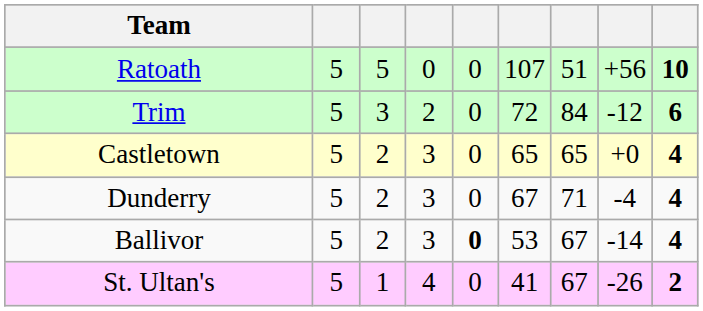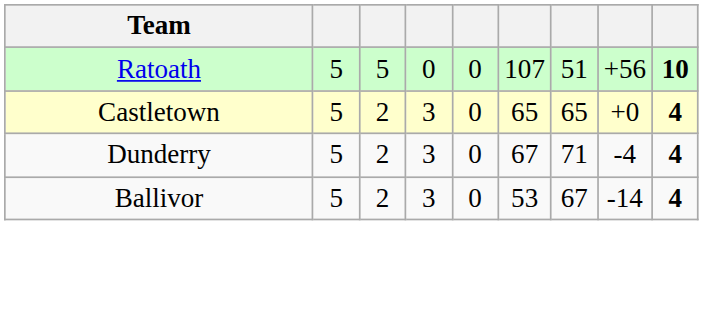- row: (159, 111)
(475, 240) bold -> (475, 197) normal
- row: (159, 283)
